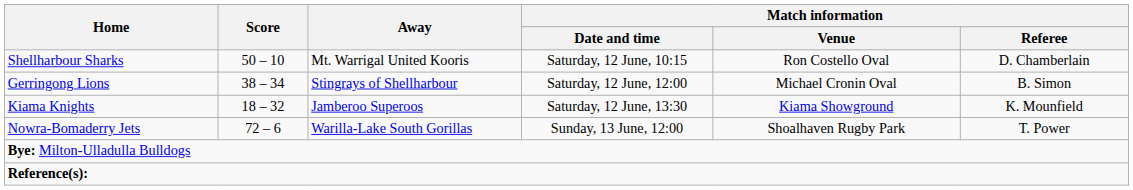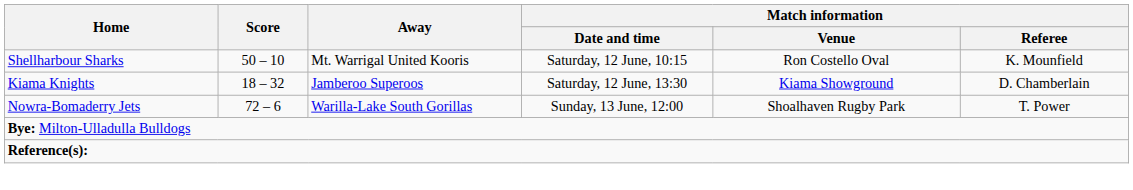(1044, 60) D. Chamberlain -> (1044, 60) K. Mounfield
- row: (59, 83)
(1044, 106) K. Mounfield -> (1044, 83) D. Chamberlain
